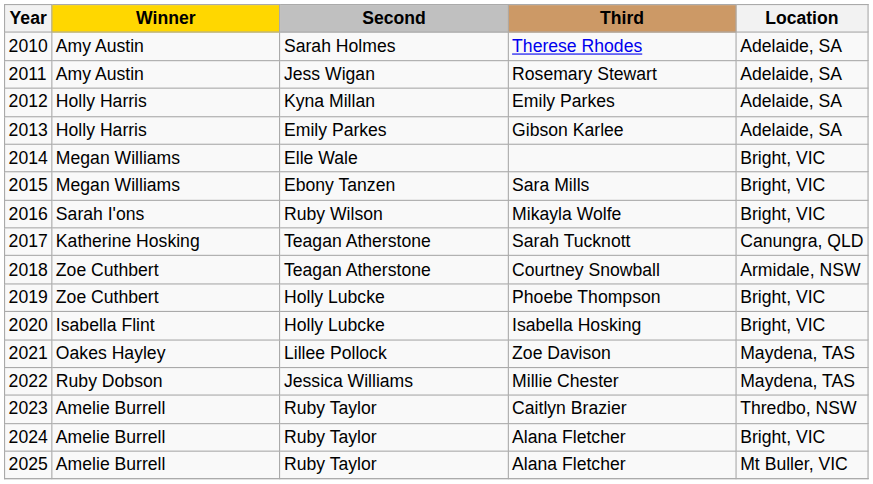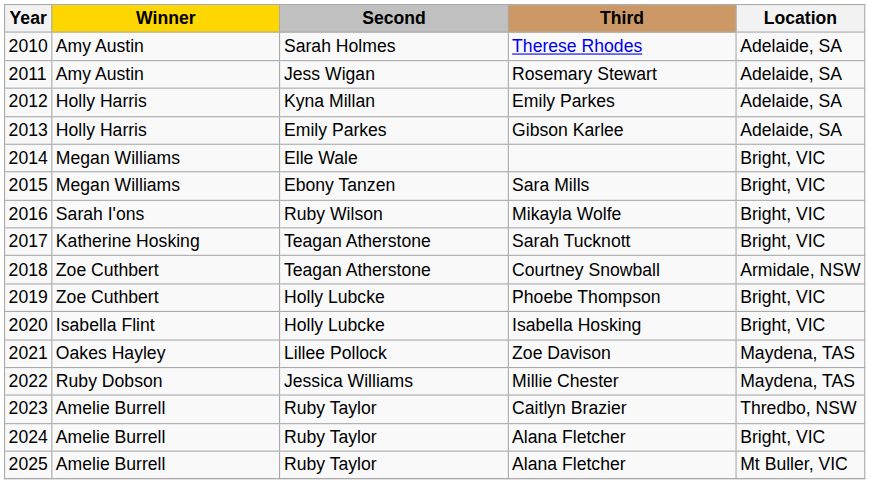(802, 241) Canungra, QLD -> (783, 241) Bright, VIC
